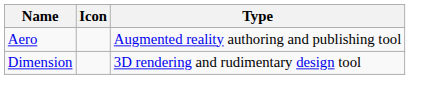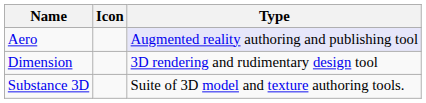(258, 39) no background -> (274, 39) lavender background
+ row: (49, 86)
